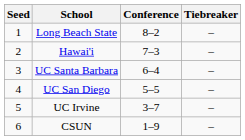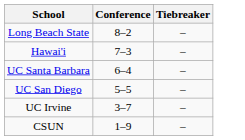- column: (18, 14)
